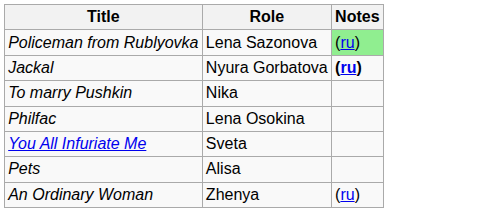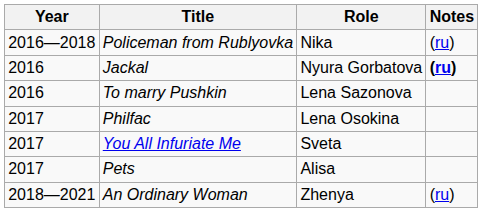+ column: (52, 17)
(261, 42) Lena Sazonova -> (316, 42) Nika
(348, 42) lightgreen background -> (442, 42) no background
(222, 93) Nika -> (356, 93) Lena Sazonova
